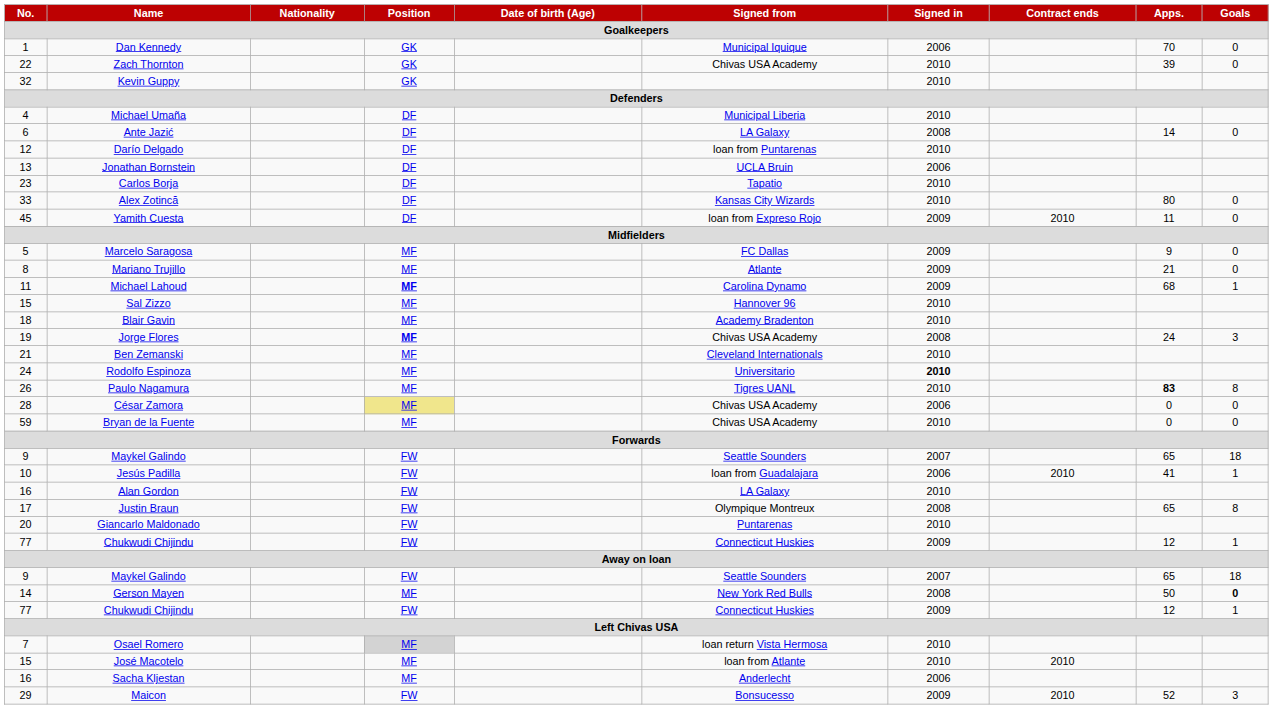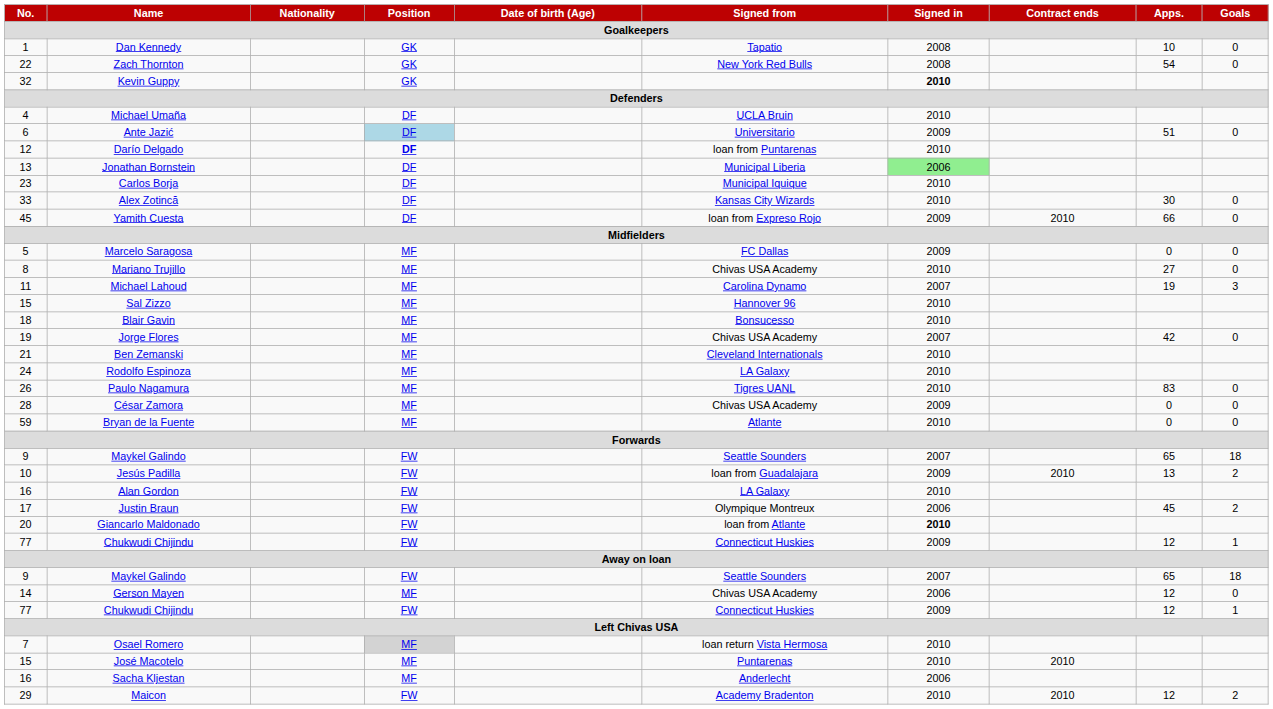(765, 47) Municipal Iquique -> (765, 47) Tapatio
(938, 47) 2006 -> (938, 47) 2008
(1169, 47) 70 -> (1169, 47) 10
(765, 64) Chivas USA Academy -> (765, 64) New York Red Bulls
(938, 64) 2010 -> (938, 64) 2008
(1169, 64) 39 -> (1169, 64) 54
(938, 82) normal -> (938, 82) bold
(765, 116) Municipal Liberia -> (765, 116) UCLA Bruin
(409, 133) no background -> (409, 133) lightblue background
(765, 133) LA Galaxy -> (765, 133) Universitario
(938, 133) 2008 -> (938, 133) 2009
(1169, 133) 14 -> (1169, 133) 51
(409, 150) normal -> (409, 150) bold
(765, 167) UCLA Bruin -> (765, 167) Municipal Liberia
(938, 167) no background -> (938, 167) lightgreen background
(765, 184) Tapatio -> (765, 184) Municipal Iquique
(1169, 201) 80 -> (1169, 201) 30
(1169, 218) 11 -> (1169, 218) 66
(1169, 252) 9 -> (1169, 252) 0
(765, 269) Atlante -> (765, 269) Chivas USA Academy
(938, 269) 2009 -> (938, 269) 2010
(1169, 269) 21 -> (1169, 269) 27
(409, 286) bold -> (409, 286) normal
(938, 286) 2009 -> (938, 286) 2007
(1169, 286) 68 -> (1169, 286) 19
(1235, 286) 1 -> (1235, 286) 3
(765, 320) Academy Bradenton -> (765, 320) Bonsucesso
(409, 337) bold -> (409, 337) normal
(938, 337) 2008 -> (938, 337) 2007
(1169, 337) 24 -> (1169, 337) 42
(1235, 337) 3 -> (1235, 337) 0
(765, 372) Universitario -> (765, 372) LA Galaxy
(938, 372) bold -> (938, 372) normal
(1169, 389) bold -> (1169, 389) normal
(1235, 389) 8 -> (1235, 389) 0
(409, 406) khaki background -> (409, 406) no background
(938, 406) 2006 -> (938, 406) 2009
(765, 423) Chivas USA Academy -> (765, 423) Atlante
(938, 474) 2006 -> (938, 474) 2009
(1169, 474) 41 -> (1169, 474) 13
(1235, 474) 1 -> (1235, 474) 2
(938, 508) 2008 -> (938, 508) 2006
(1169, 508) 65 -> (1169, 508) 45
(1235, 508) 8 -> (1235, 508) 2
(765, 525) Puntarenas -> (765, 525) loan from Atlante
(938, 525) normal -> (938, 525) bold
(765, 593) New York Red Bulls -> (765, 593) Chivas USA Academy
(938, 593) 2008 -> (938, 593) 2006
(1169, 593) 50 -> (1169, 593) 12
(1235, 593) bold -> (1235, 593) normal
(765, 662) loan from Atlante -> (765, 662) Puntarenas
(765, 696) Bonsucesso -> (765, 696) Academy Bradenton
(938, 696) 2009 -> (938, 696) 2010
(1169, 696) 52 -> (1169, 696) 12
(1235, 696) 3 -> (1235, 696) 2
